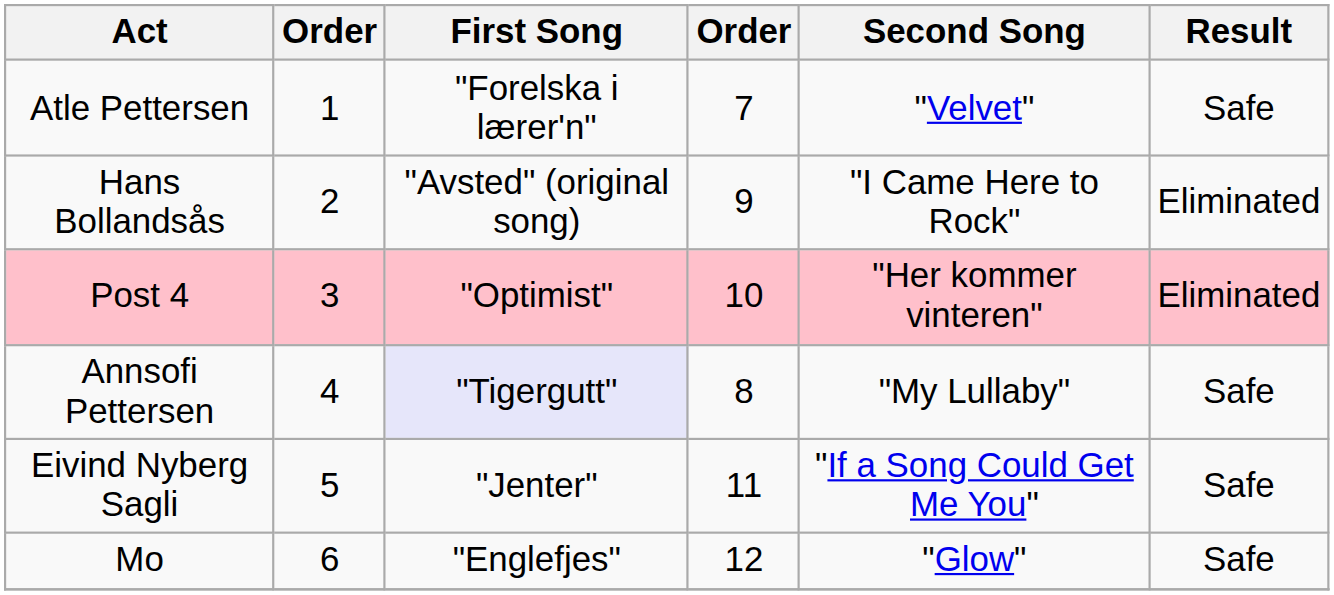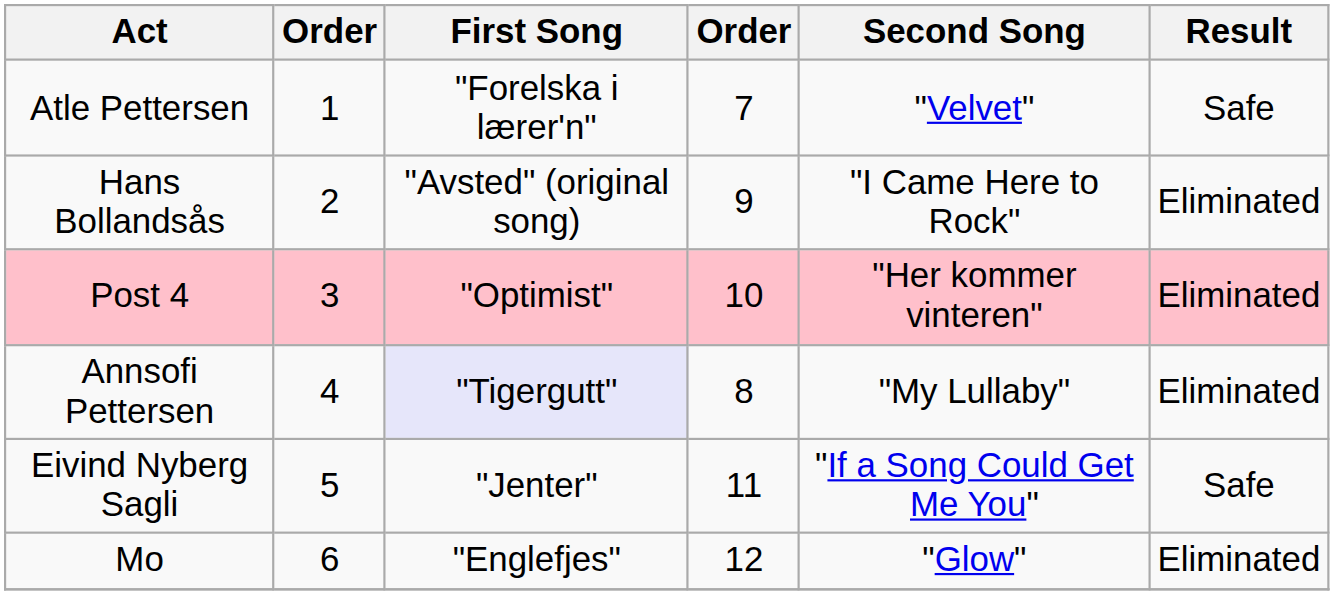(1239, 390) Safe -> (1239, 390) Eliminated
(1239, 560) Safe -> (1239, 560) Eliminated
